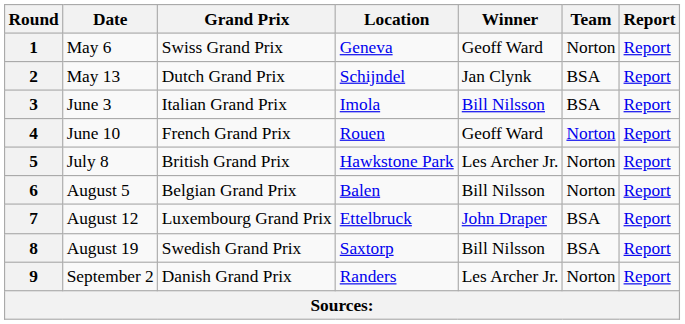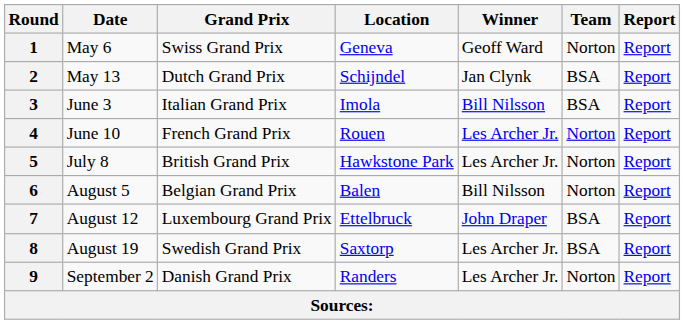(502, 133) Geoff Ward -> (510, 133) Les Archer Jr.
(503, 247) Bill Nilsson -> (510, 247) Les Archer Jr.
